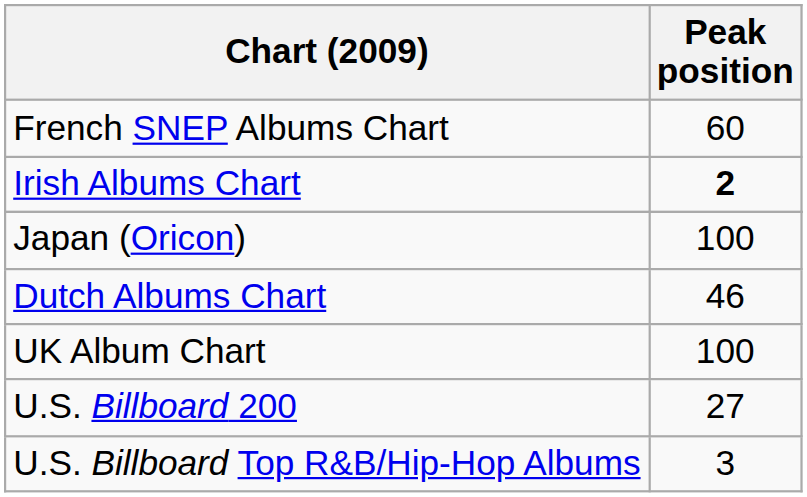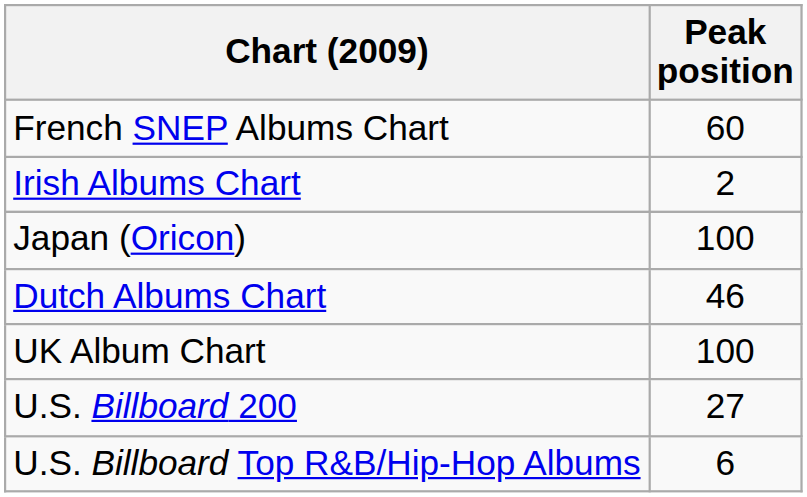(725, 183) bold -> (725, 183) normal
(725, 462) 3 -> (725, 462) 6
